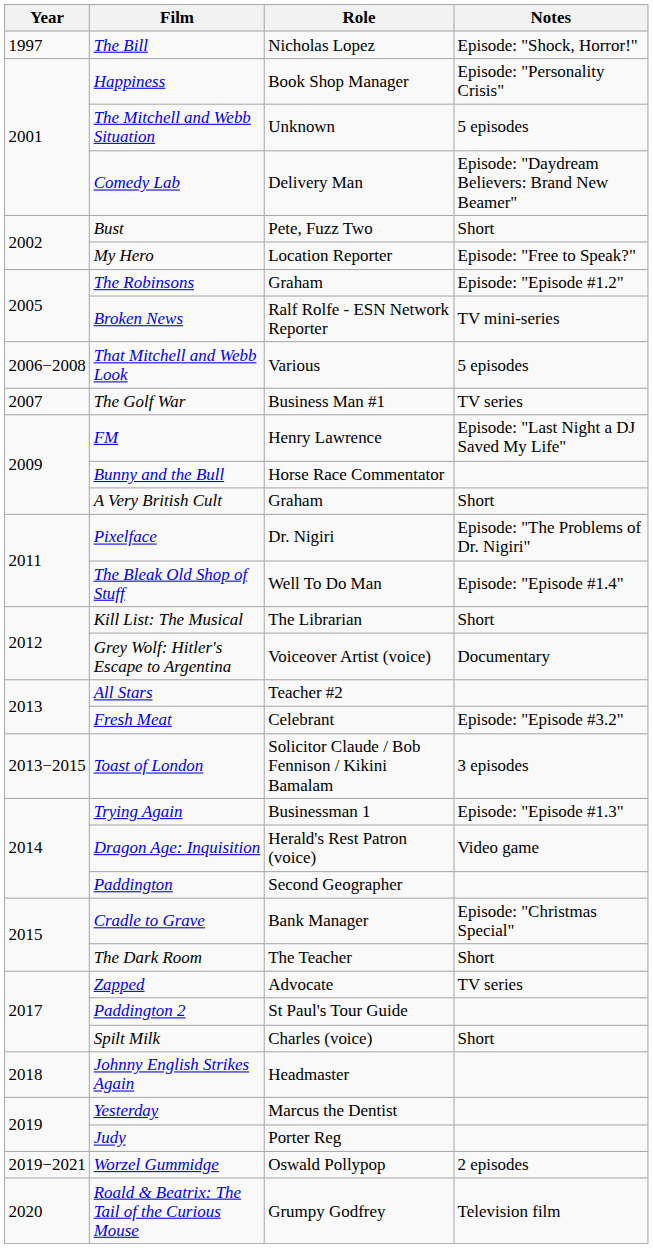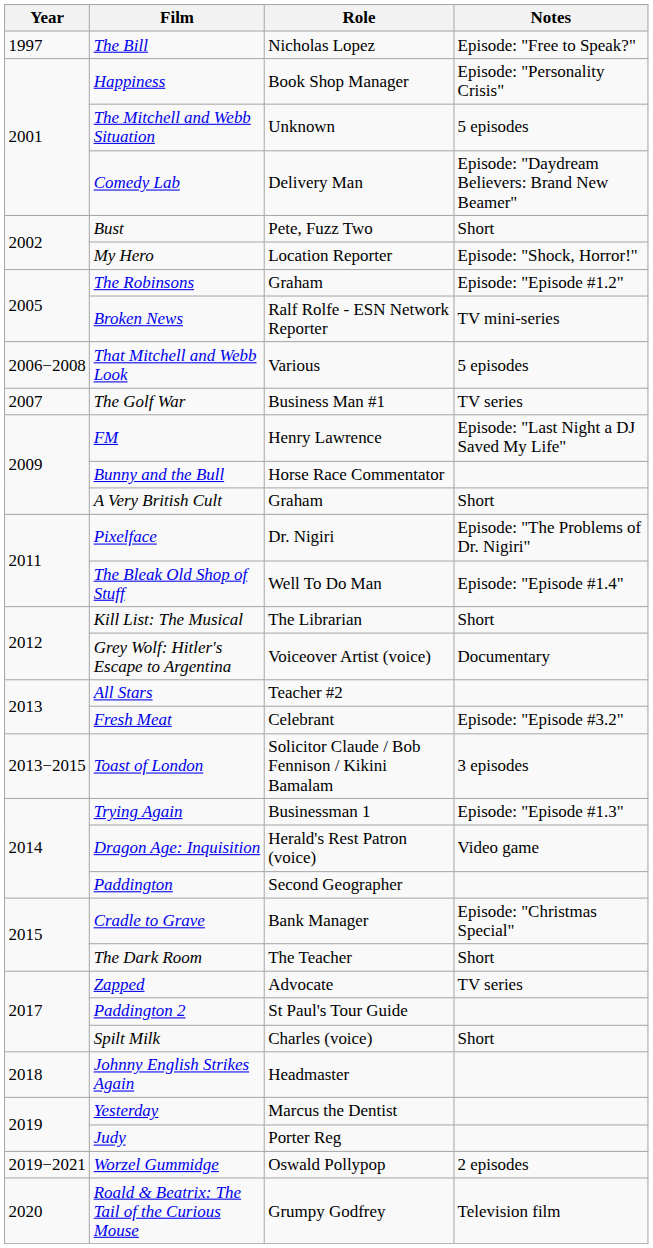(548, 44) Episode: "Shock, Horror!" -> (547, 44) Episode: "Free to Speak?"
(547, 255) Episode: "Free to Speak?" -> (548, 255) Episode: "Shock, Horror!"
